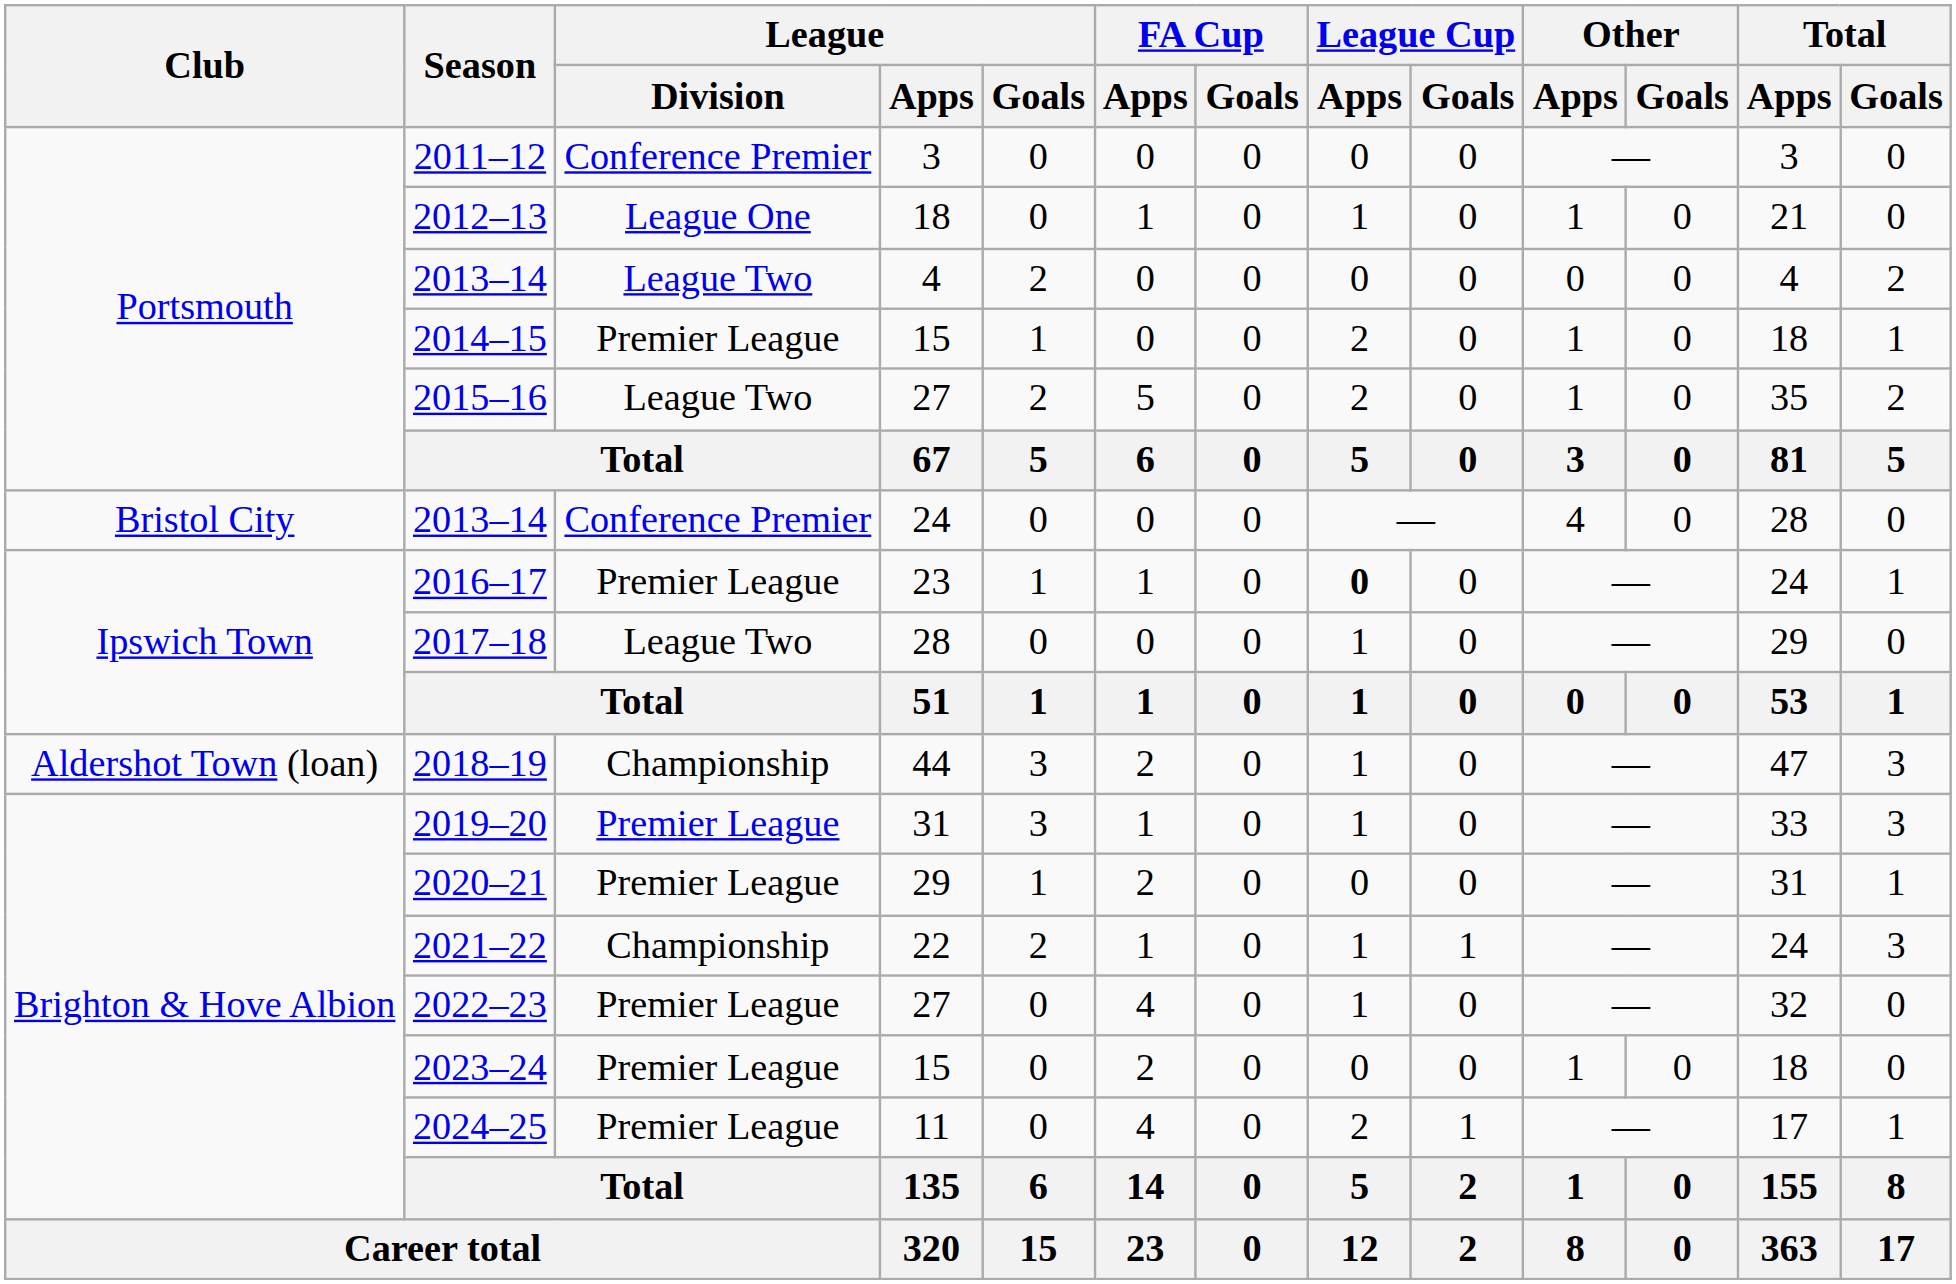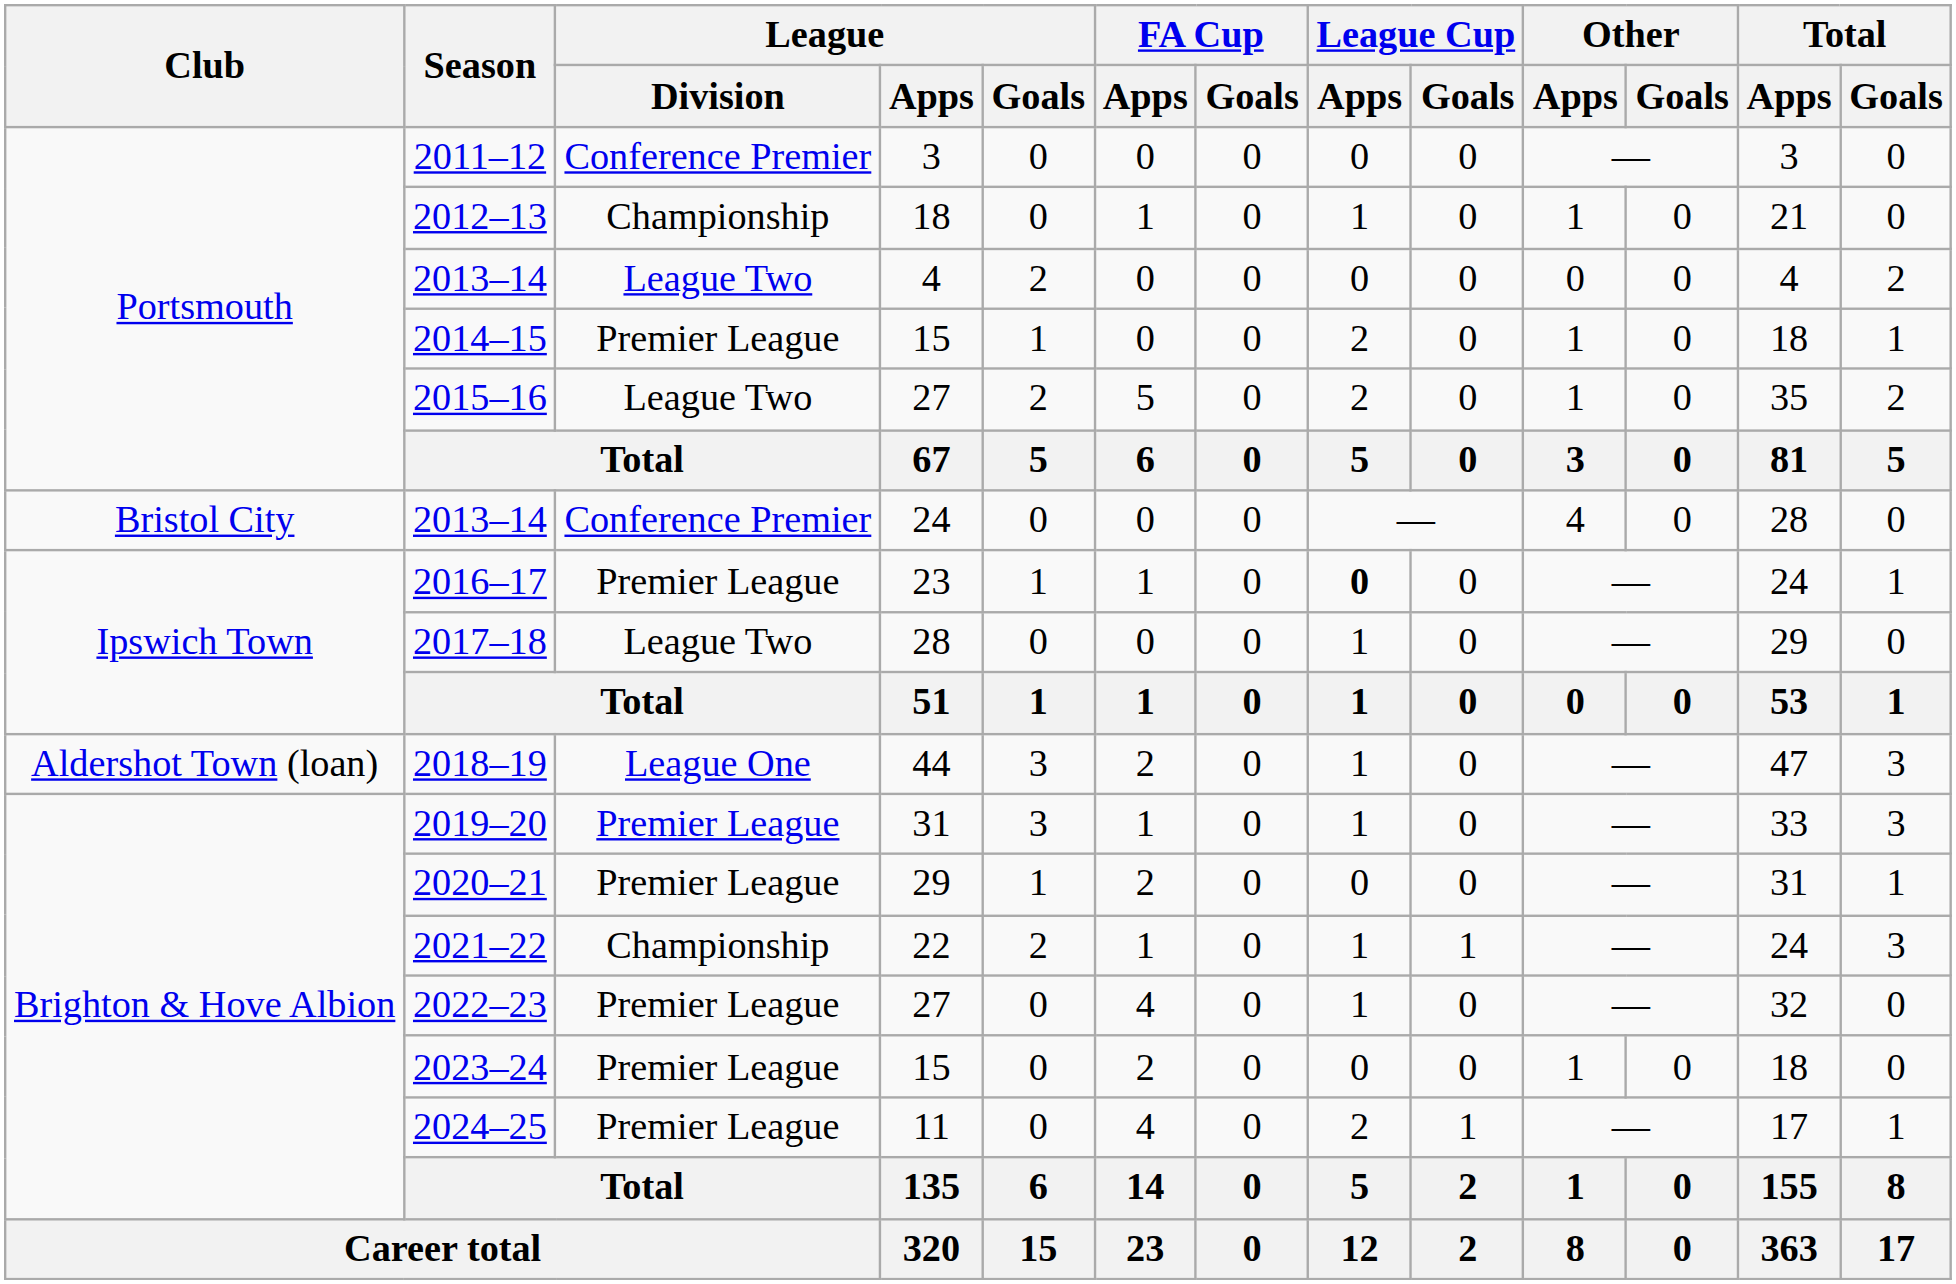(718, 216) League One -> (718, 216) Championship
(718, 762) Championship -> (718, 762) League One
